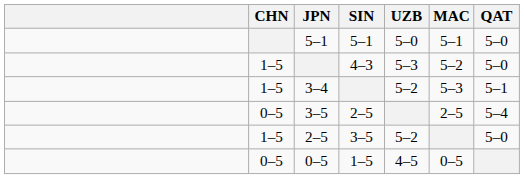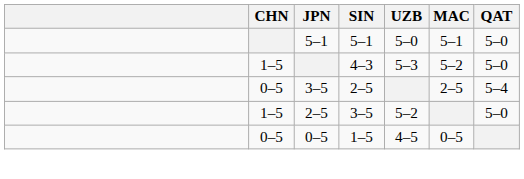- row: (316, 88)
